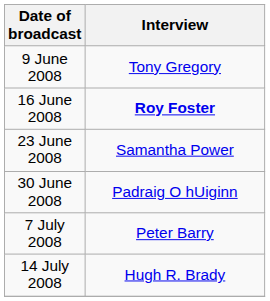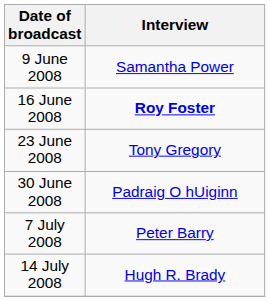(175, 66) Tony Gregory -> (175, 66) Samantha Power
(175, 150) Samantha Power -> (175, 150) Tony Gregory
